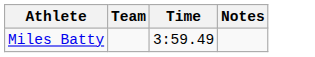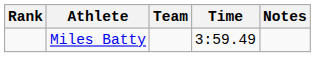+ column: (26, 16)
